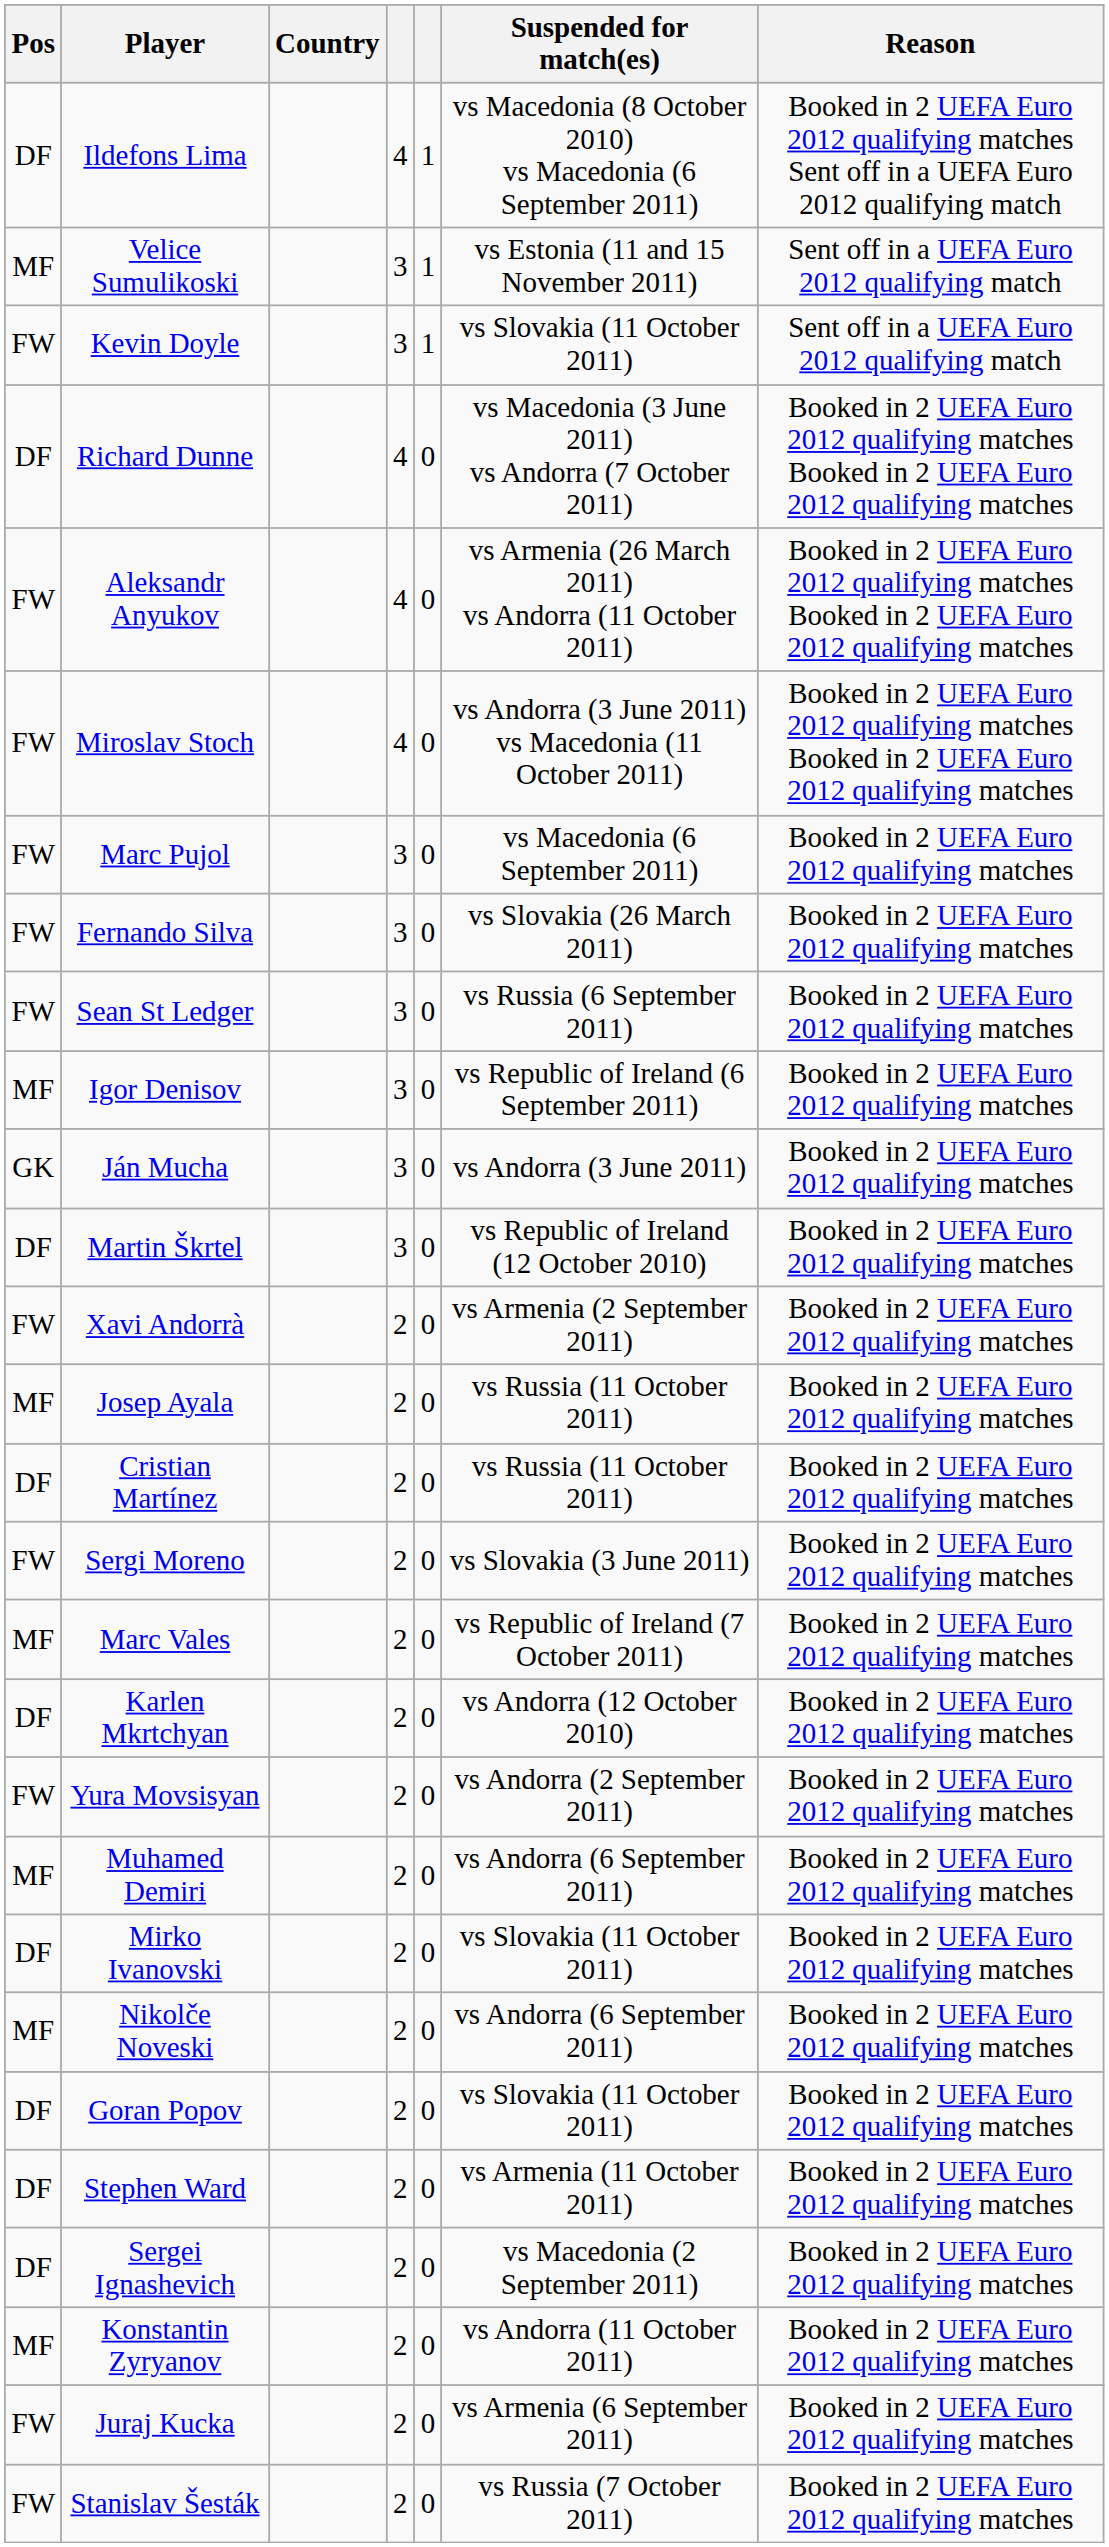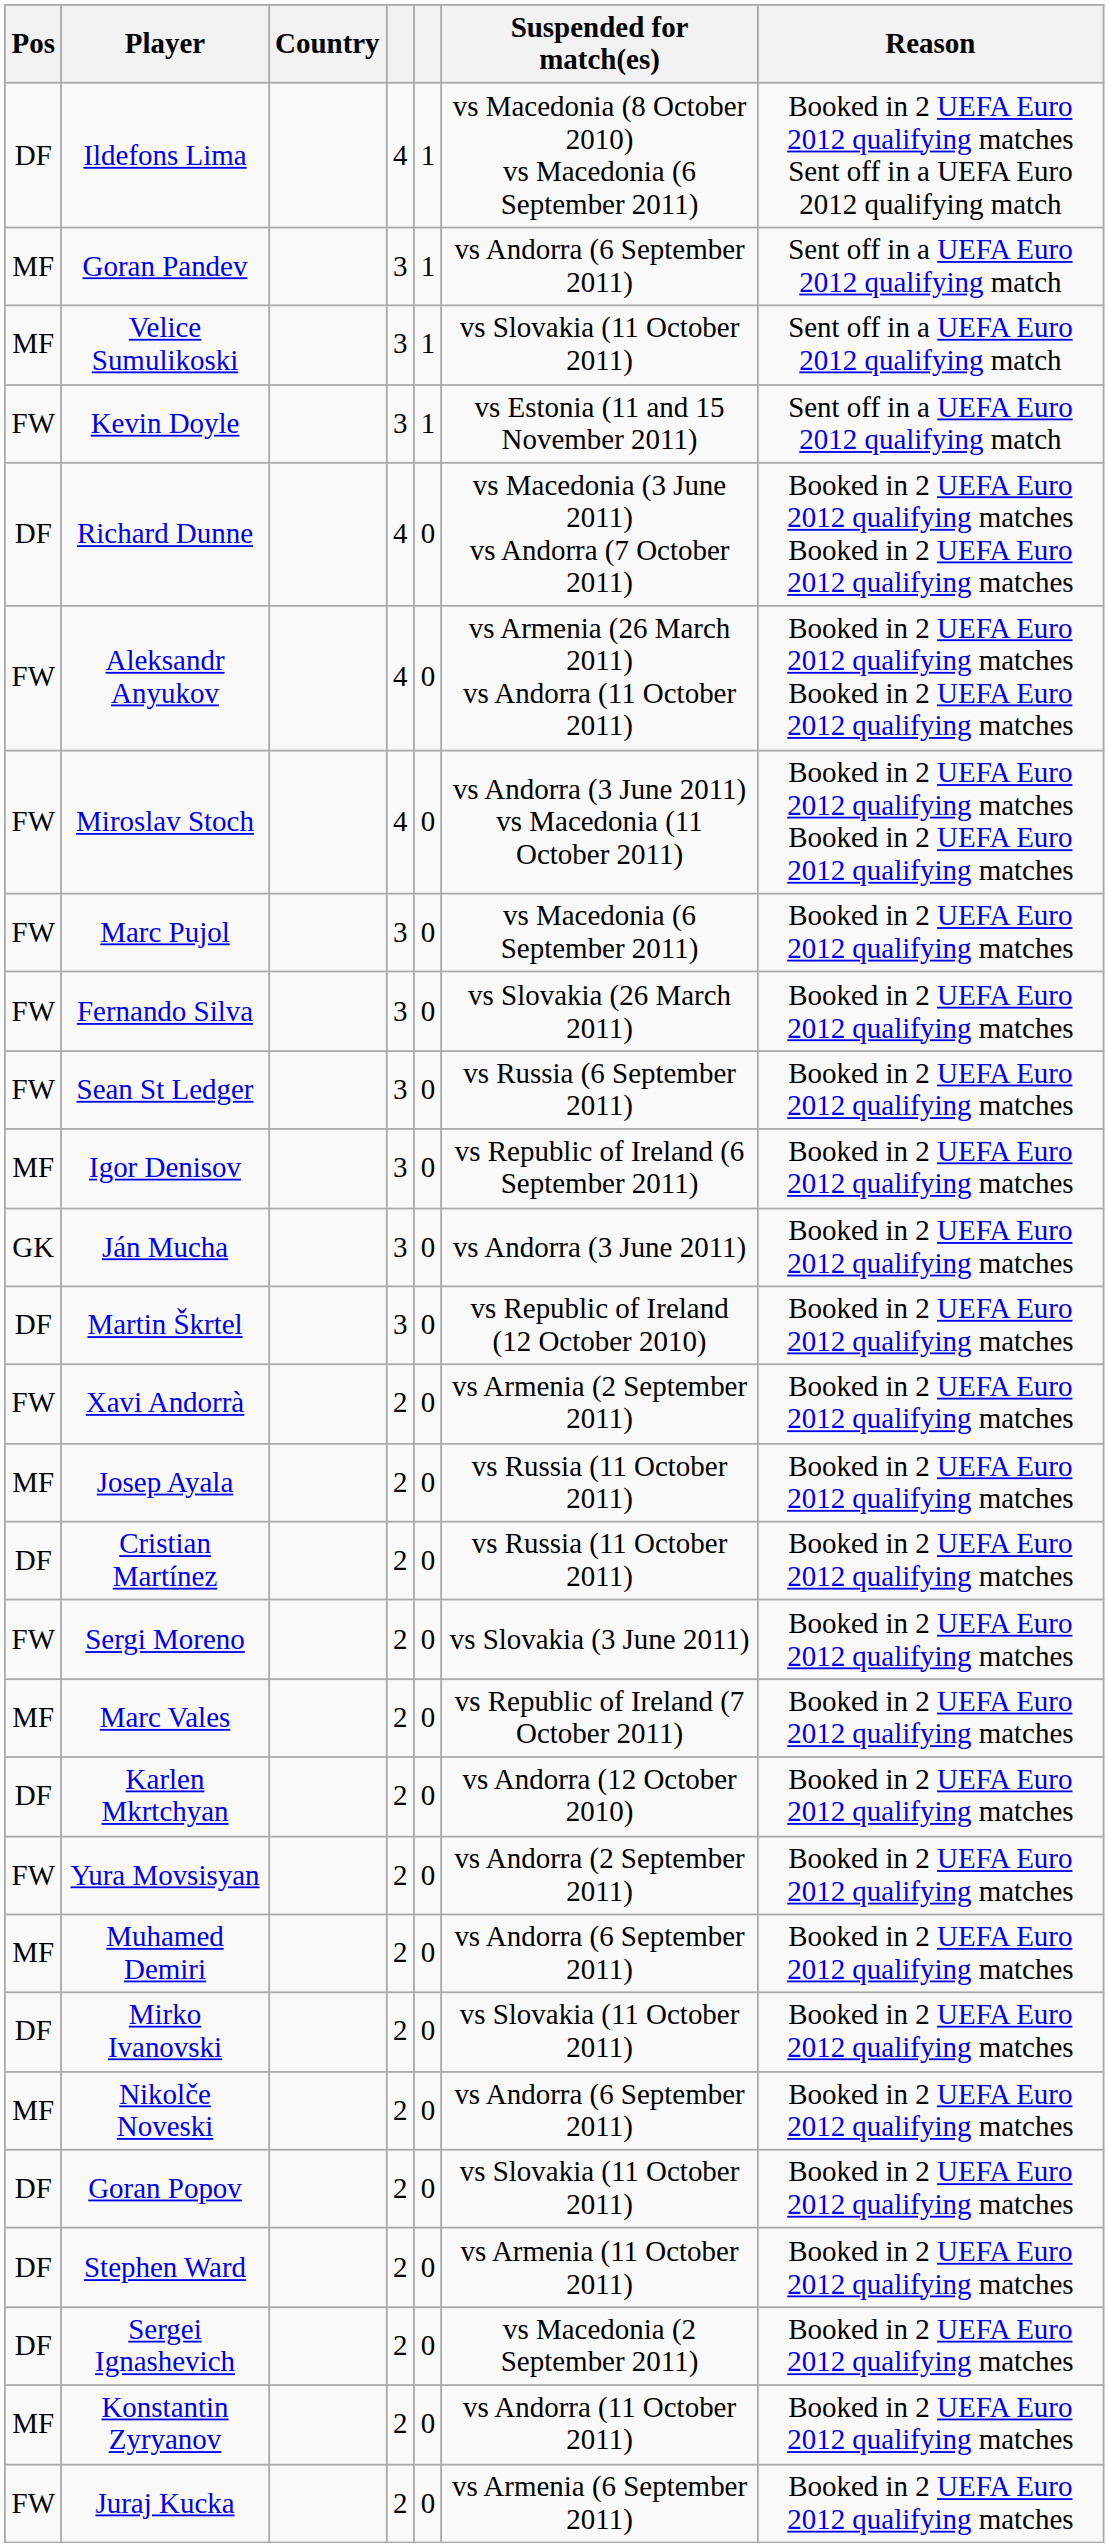+ row: (165, 265)
(600, 265) vs Estonia (11 and 15 November 2011) -> (600, 344) vs Slovakia (11 October 2011)
(600, 344) vs Slovakia (11 October 2011) -> (600, 422) vs Estonia (11 and 15 November 2011)
- row: (165, 2502)
